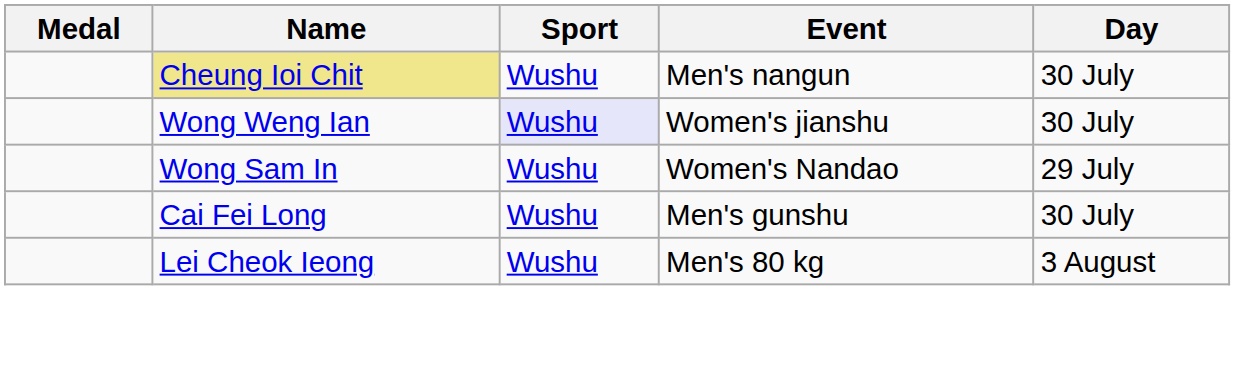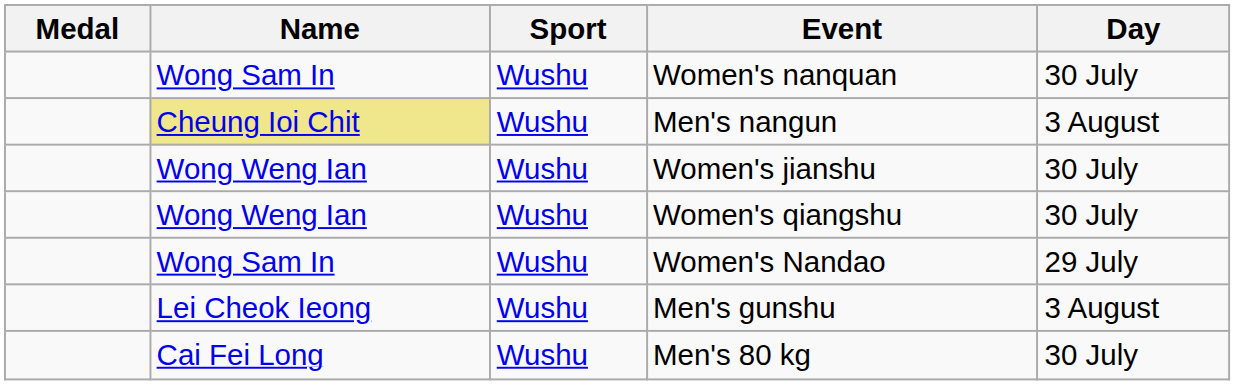+ row: (775, 75)
(1087, 75) 30 July -> (1102, 122) 3 August
(552, 122) lavender background -> (542, 169) no background
+ row: (778, 215)
(243, 215) Cai Fei Long -> (264, 309) Lei Cheok Ieong
(1087, 215) 30 July -> (1102, 309) 3 August
(267, 262) Lei Cheok Ieong -> (240, 355) Cai Fei Long
(1098, 262) 3 August -> (1091, 355) 30 July
